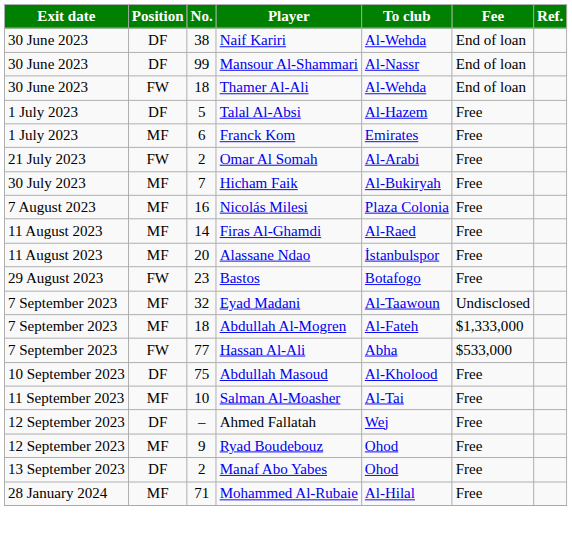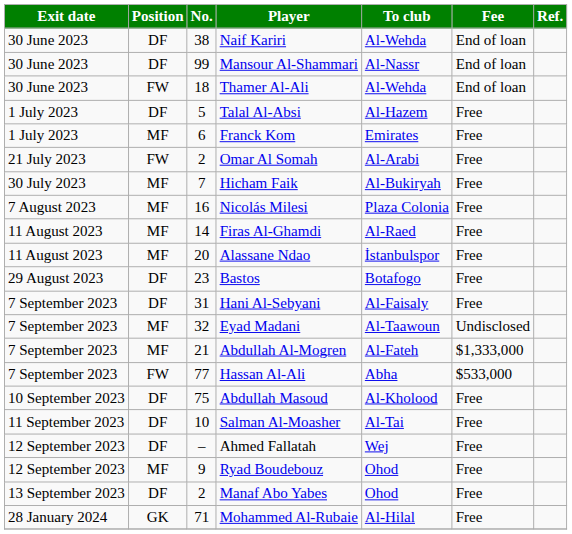(158, 278) FW -> (158, 278) DF
+ row: (270, 302)
(202, 326) 18 -> (202, 350) 21
(158, 398) MF -> (158, 421) DF
(158, 493) MF -> (158, 517) GK
